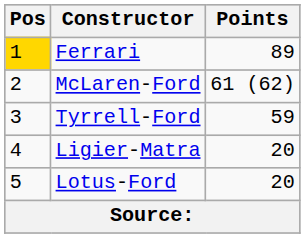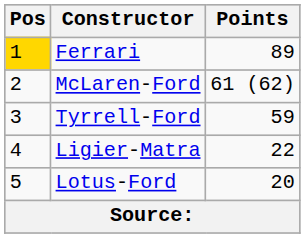(283, 151) 20 -> (283, 151) 22
